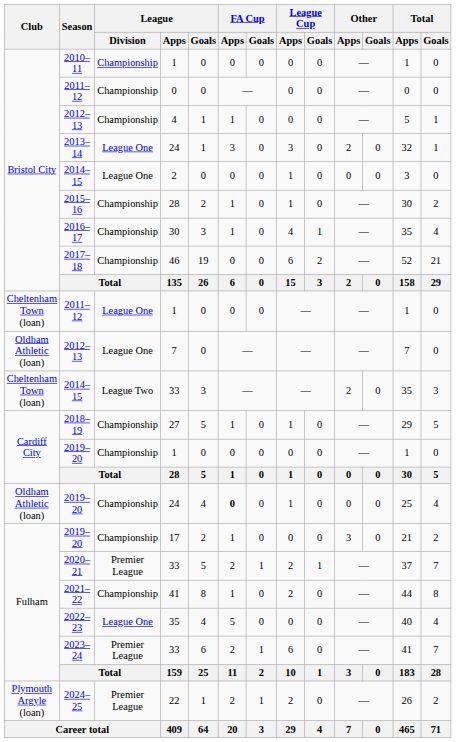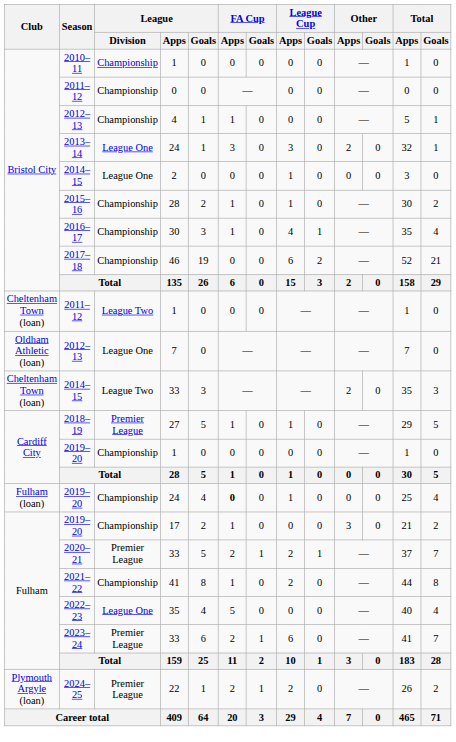(128, 311) League One -> (128, 311) League Two
(128, 425) Championship -> (128, 425) Premier League
(32, 503) Oldham Athletic (loan) -> (32, 497) Fulham (loan)
